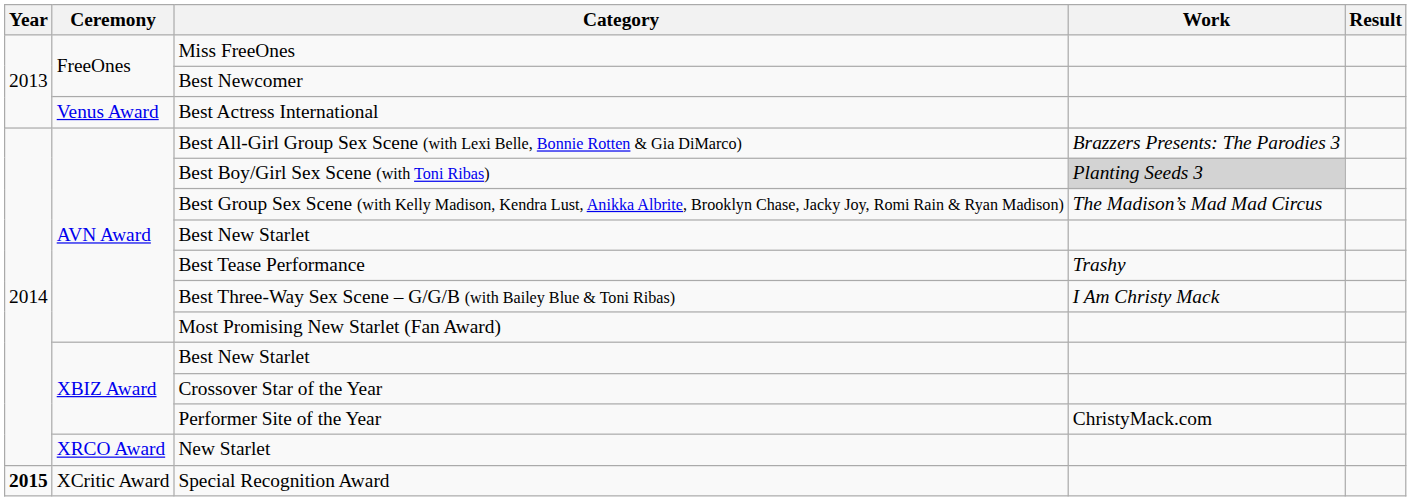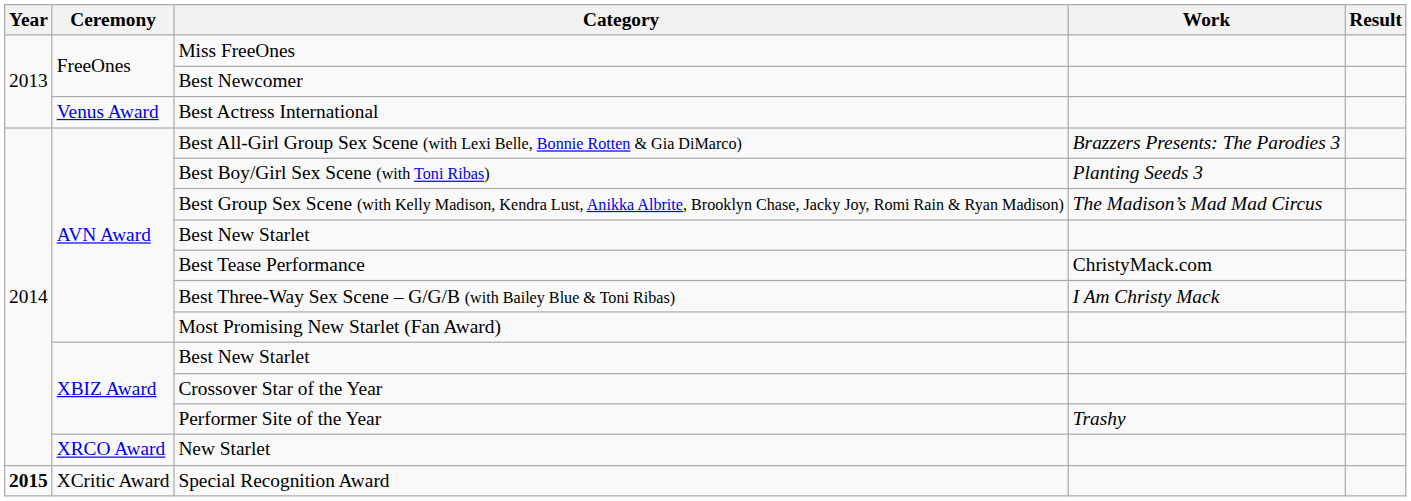(1138, 173) lightgrey background -> (1138, 173) no background
(1099, 265) Trashy -> (1142, 265) ChristyMack.com
(1142, 419) ChristyMack.com -> (1099, 419) Trashy
